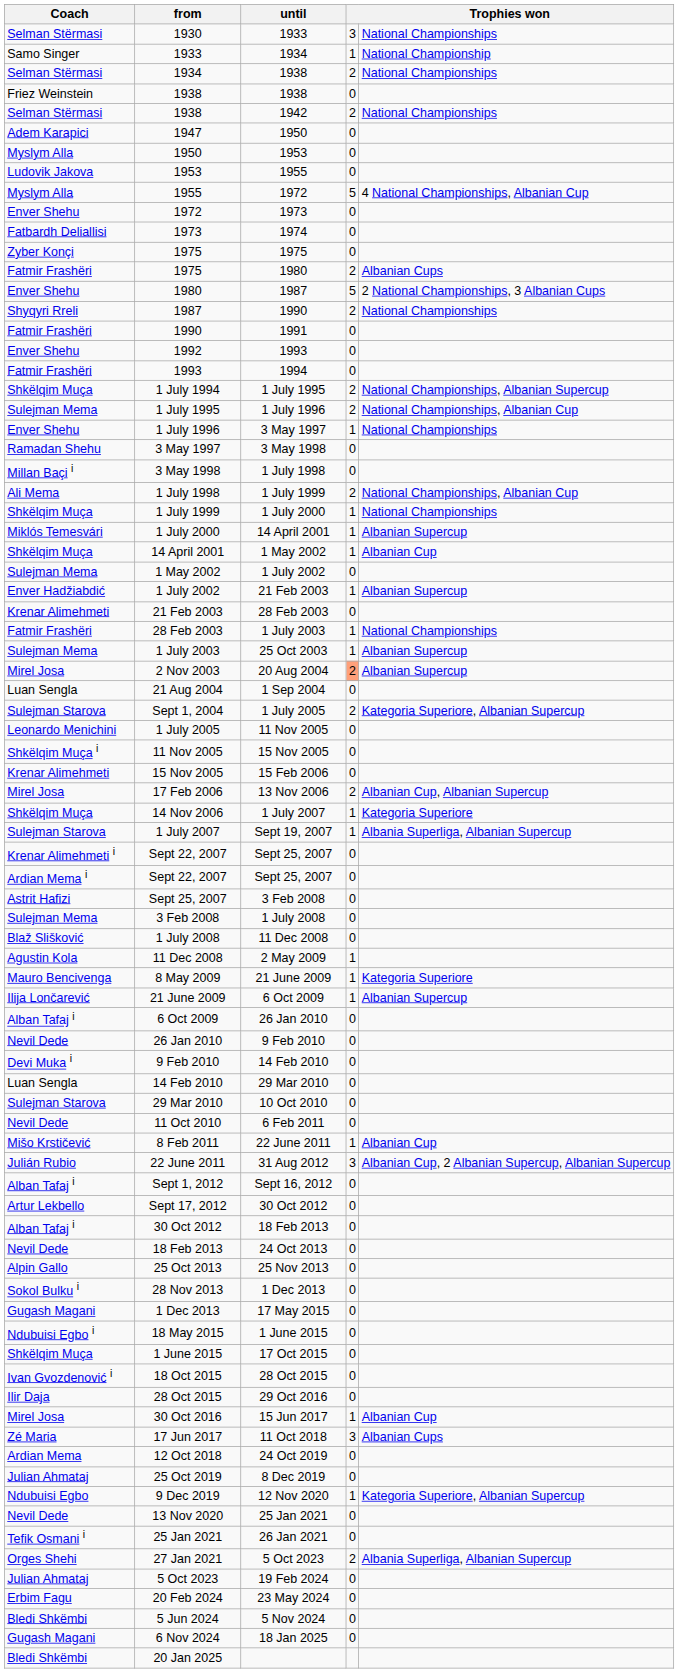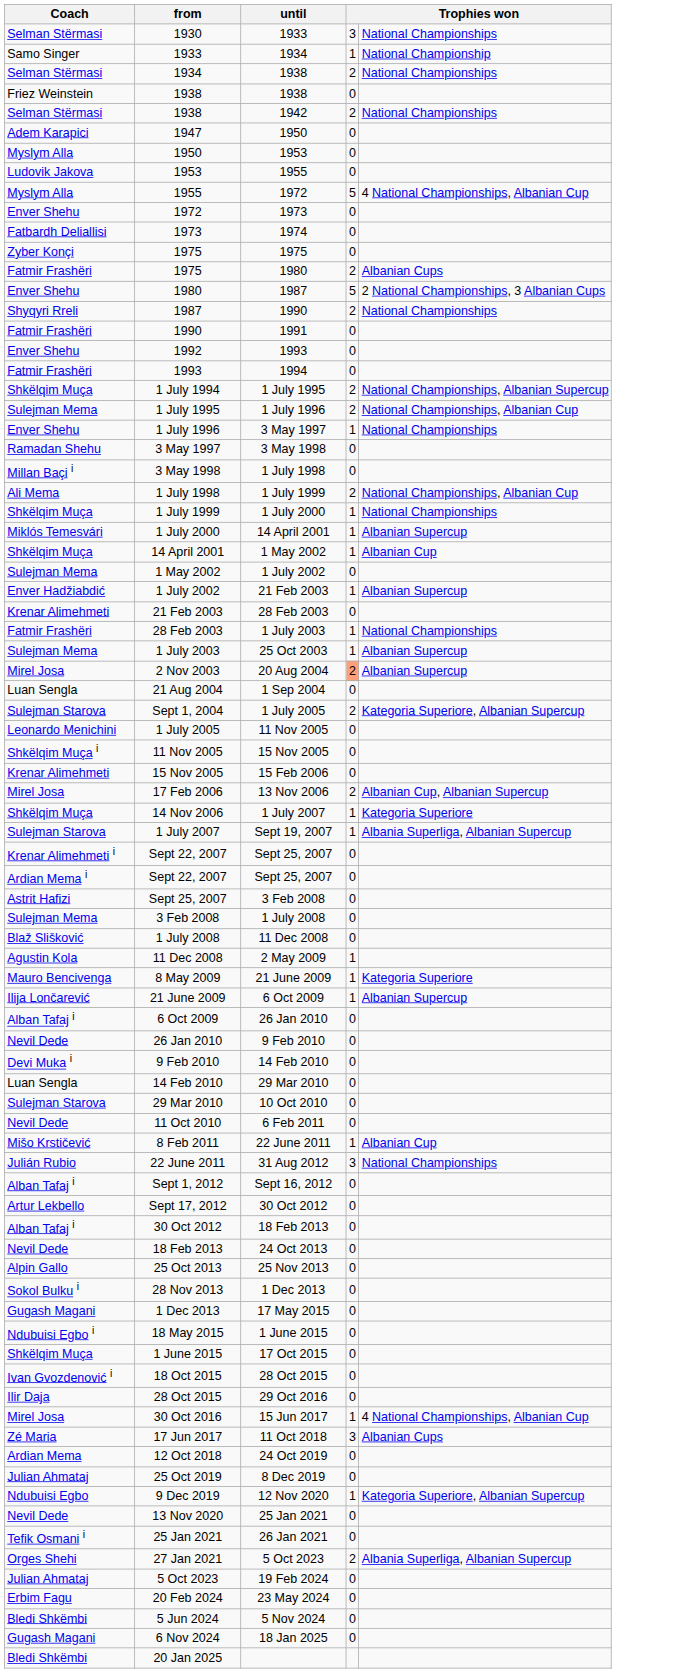(516, 1162) Albanian Cup, 2 Albanian Supercup, Albanian Supercup -> (429, 1162) National Championships
(399, 1417) Albanian Cup -> (475, 1417) 4 National Championships, Albanian Cup
